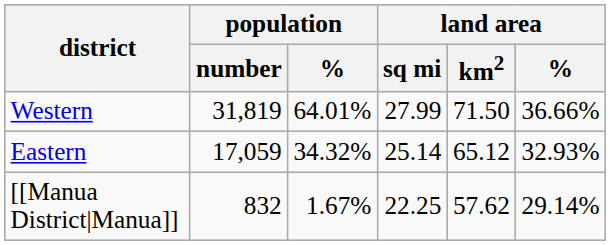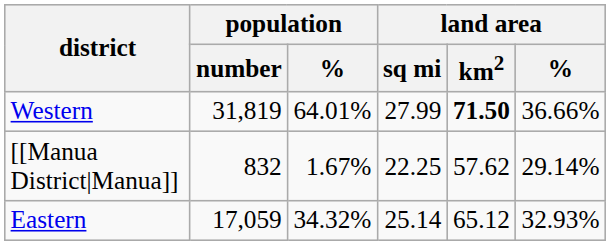(481, 111) normal -> (481, 111) bold
rows swapped: (49, 151) <-> (95, 205)
